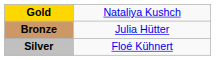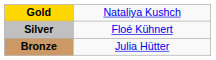rows swapped: (39, 47) <-> (39, 30)
